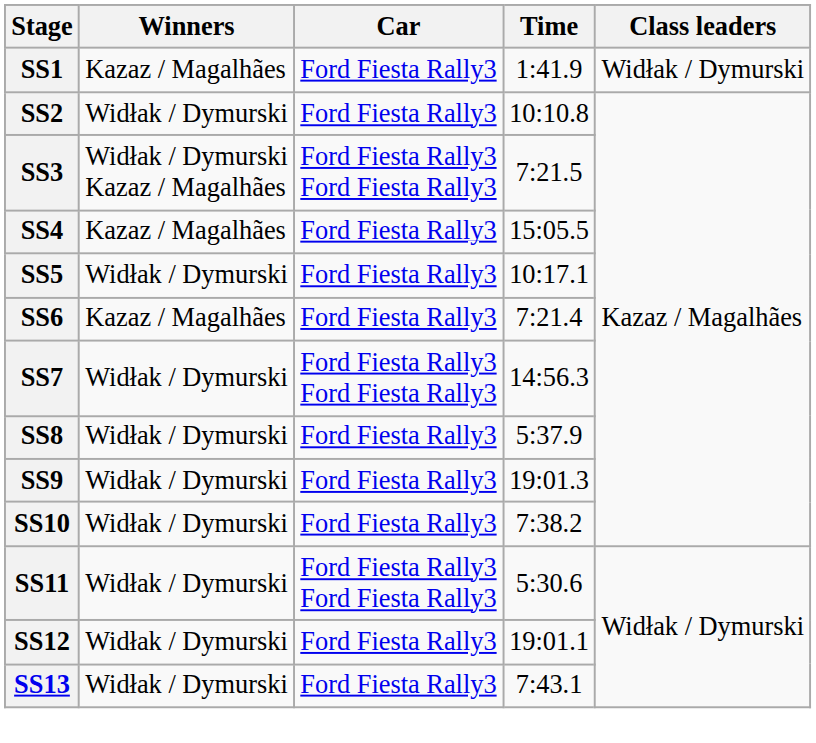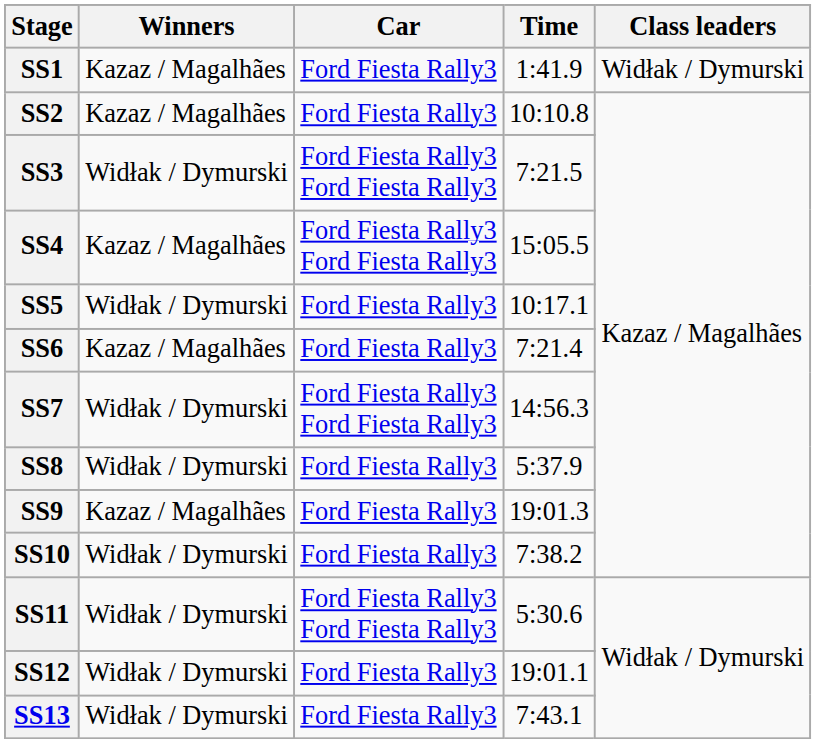(187, 112) Widłak / Dymurski -> (186, 112) Kazaz / Magalhães
(187, 171) Widłak / Dymurski Kazaz / Magalhães -> (187, 171) Widłak / Dymurski
(398, 231) Ford Fiesta Rally3 -> (398, 246) Ford Fiesta Rally3 Ford Fiesta Rally3
(187, 479) Widłak / Dymurski -> (186, 510) Kazaz / Magalhães
